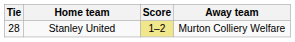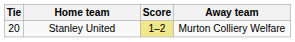(14, 28) 28 -> (14, 28) 20
